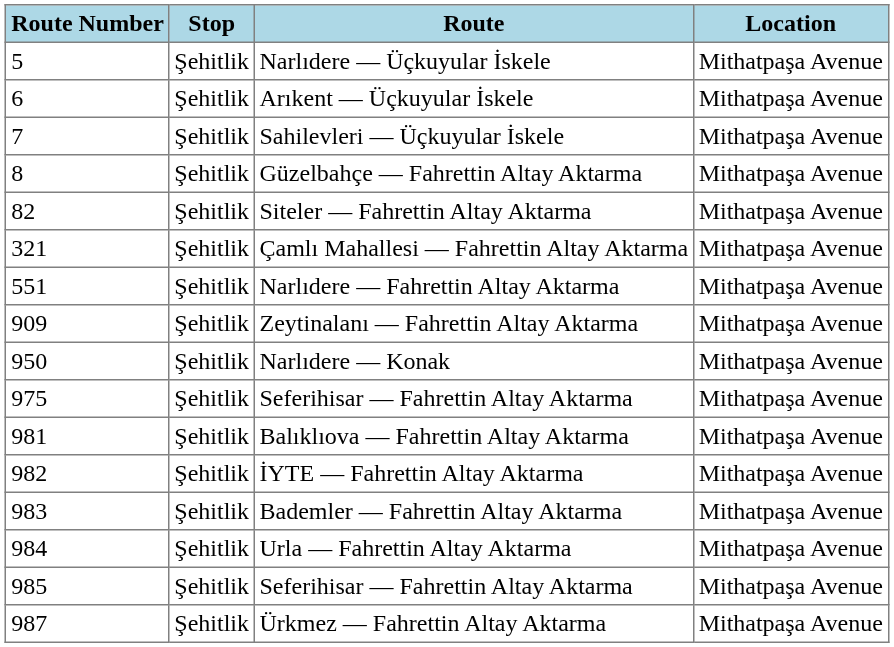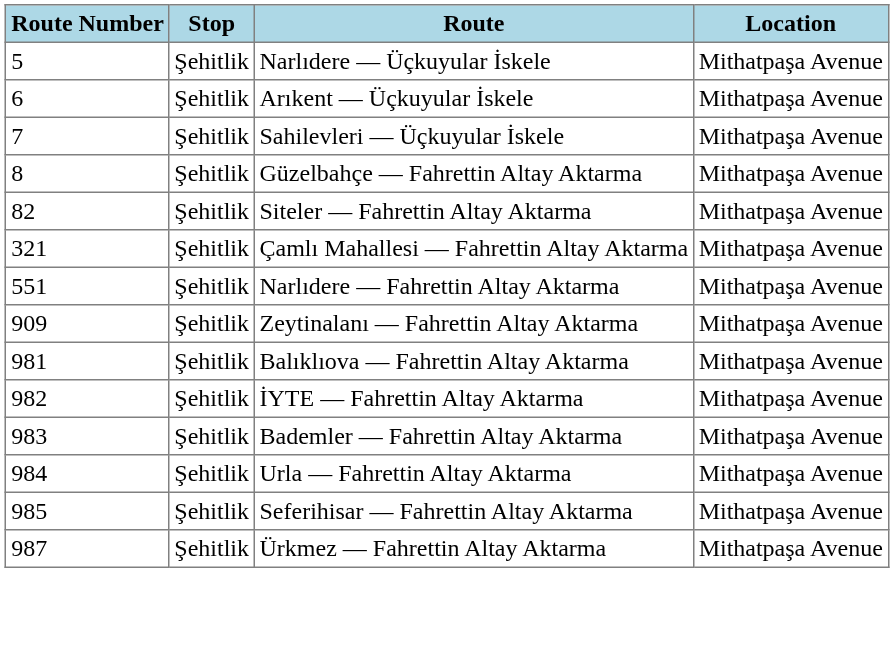- row: (29, 360)
- row: (29, 398)
